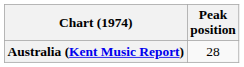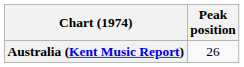(213, 51) 28 -> (213, 51) 26
